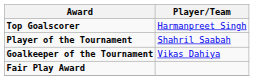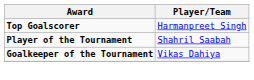- row: (46, 68)
